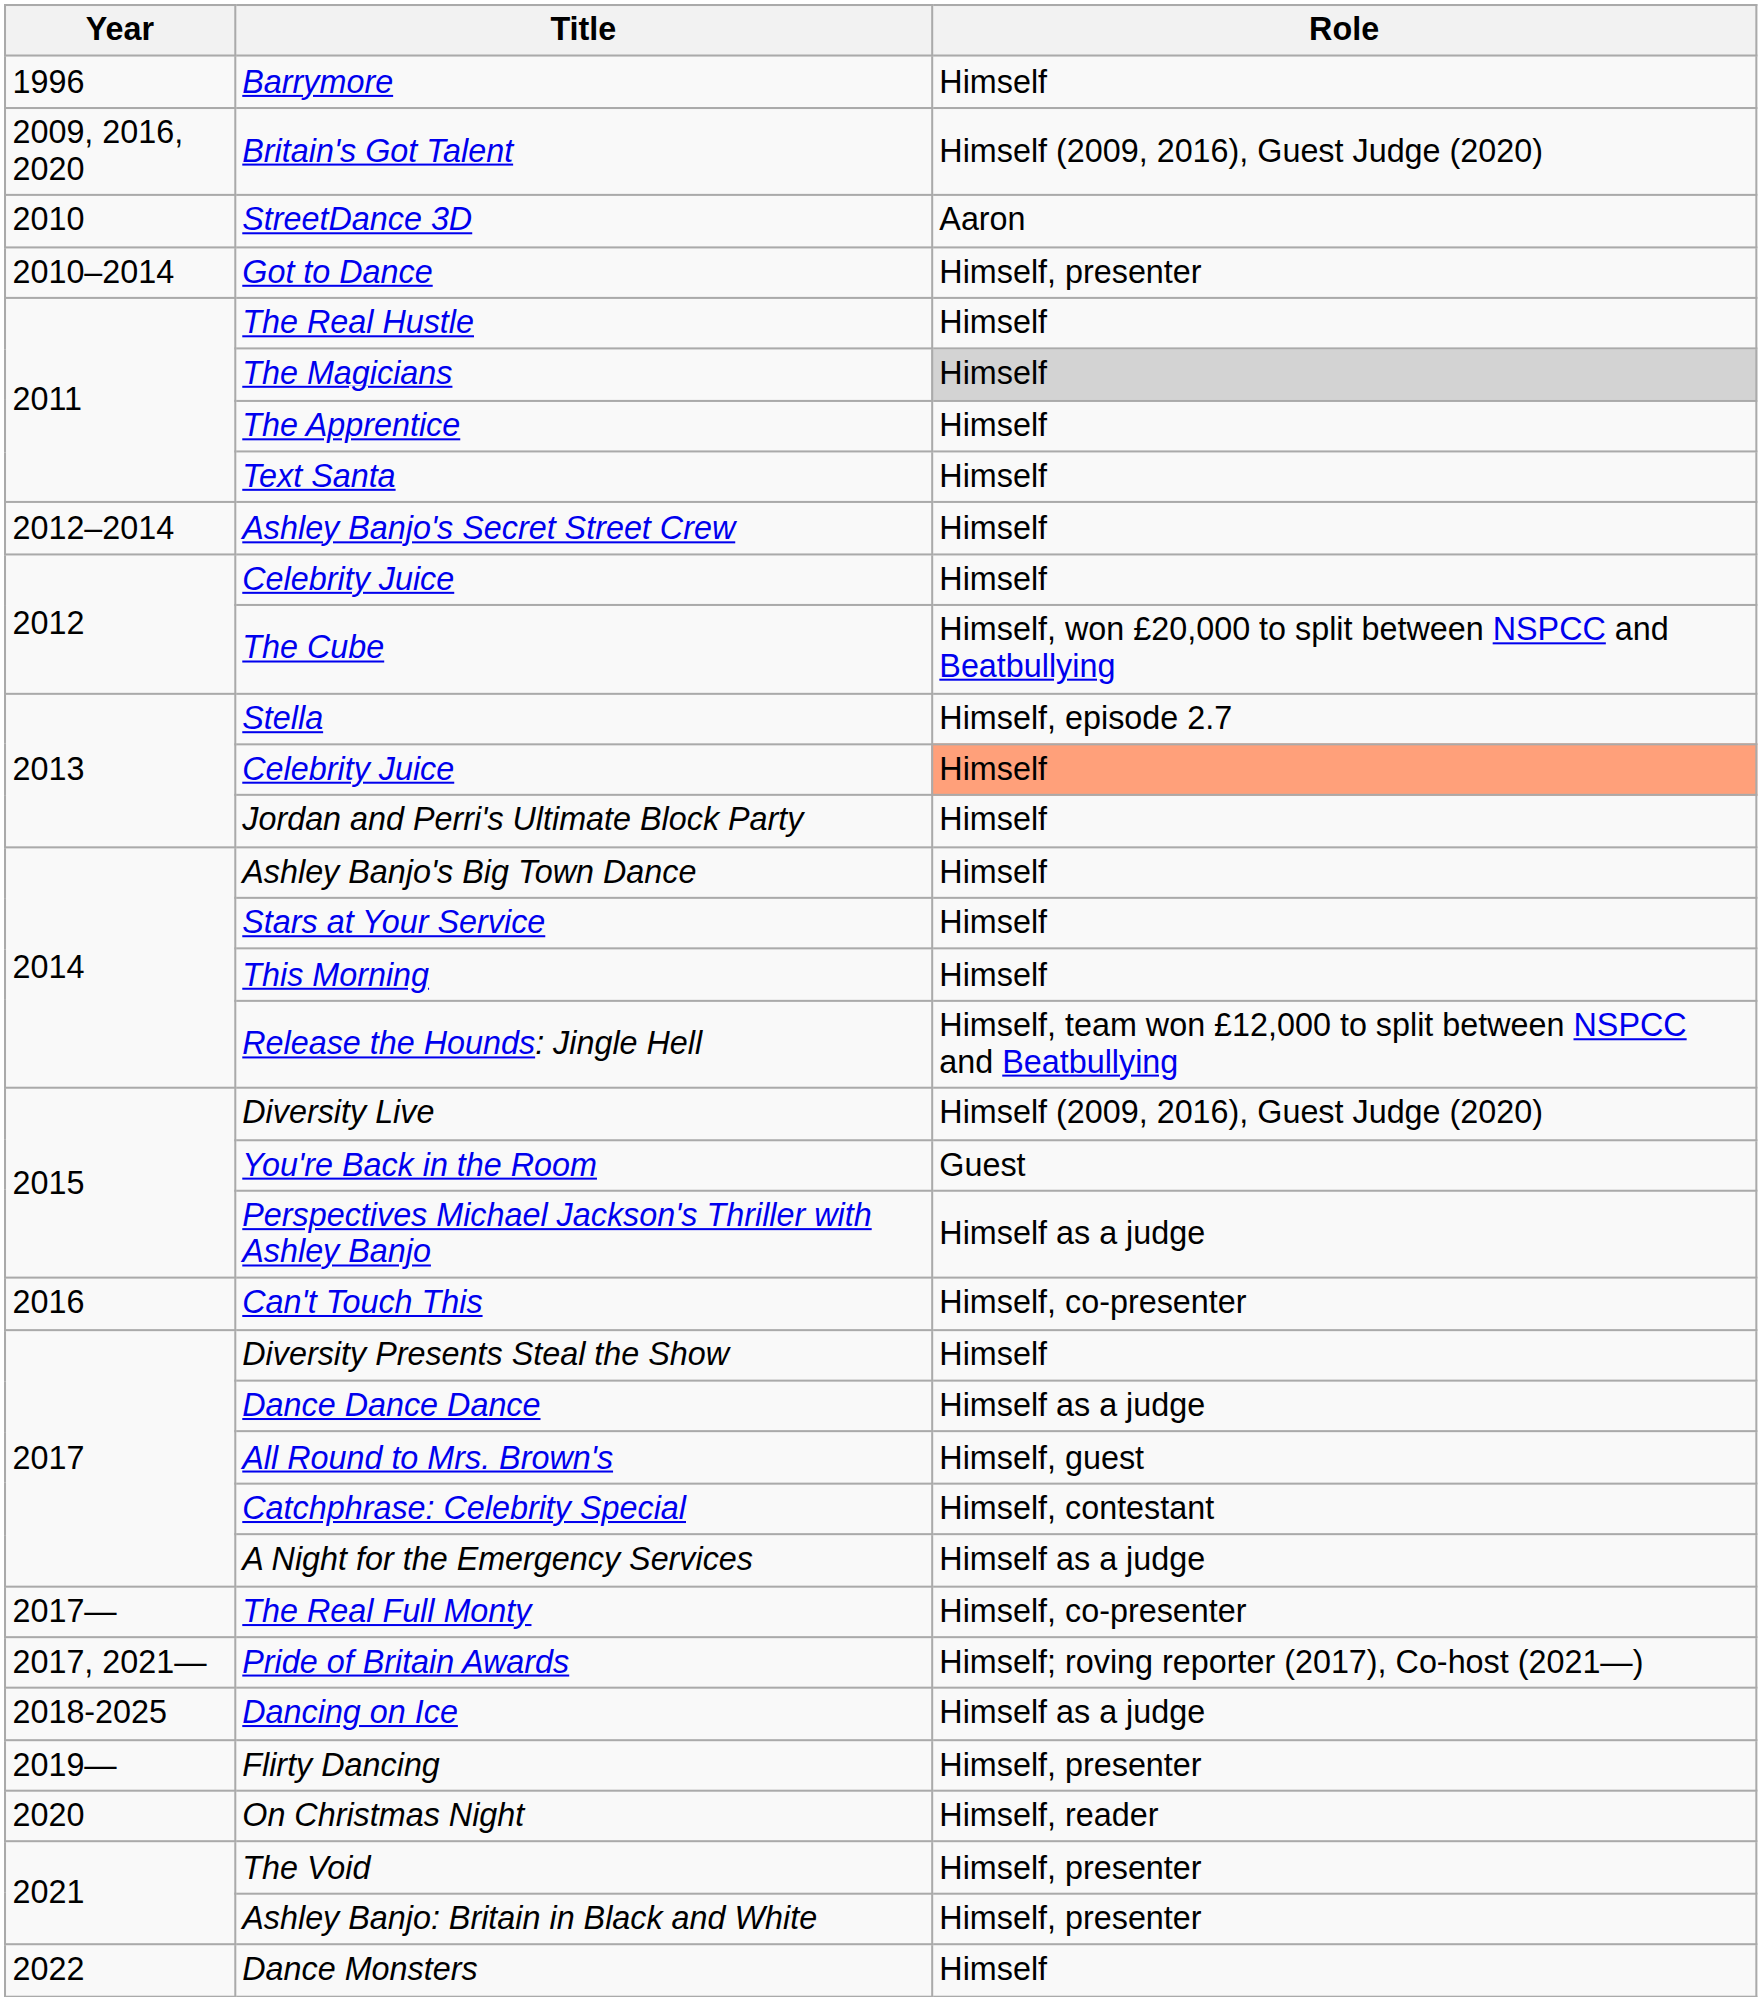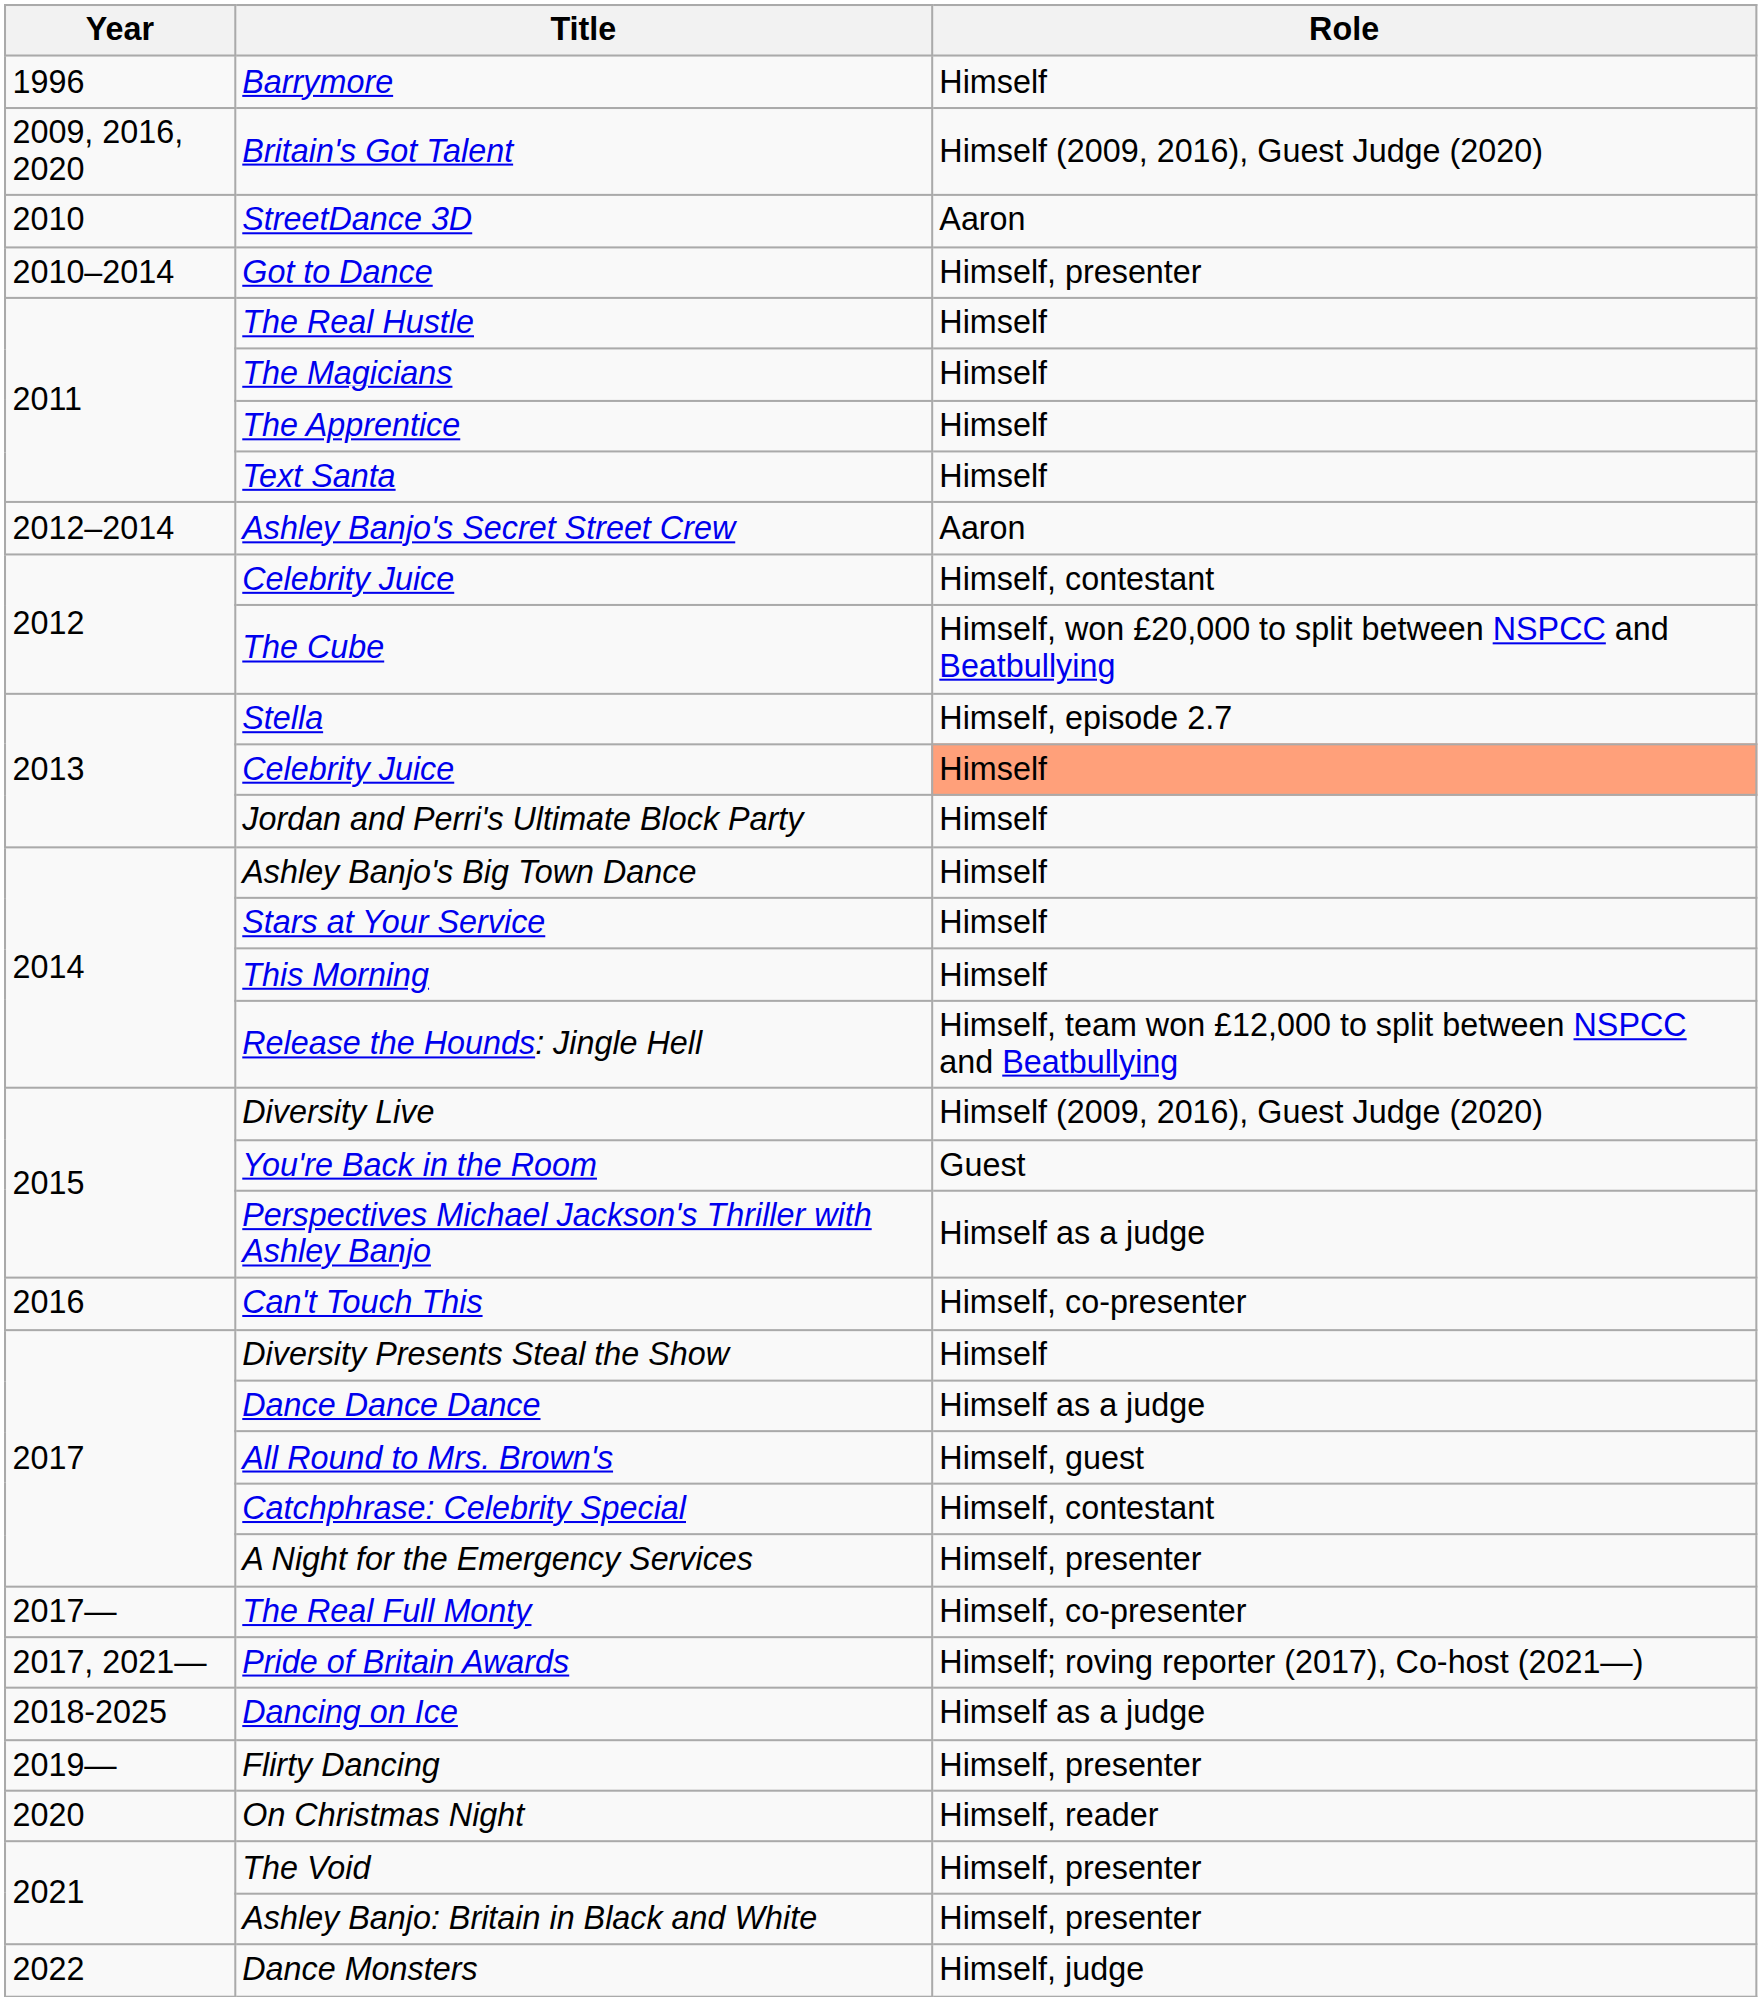(993, 374) lightgrey background -> (993, 374) no background
(993, 527) Himself -> (982, 527) Aaron
(993, 579) Himself -> (1077, 579) Himself, contestant
(1072, 1559) Himself as a judge -> (1070, 1559) Himself, presenter
(993, 1969) Himself -> (1042, 1969) Himself, judge
